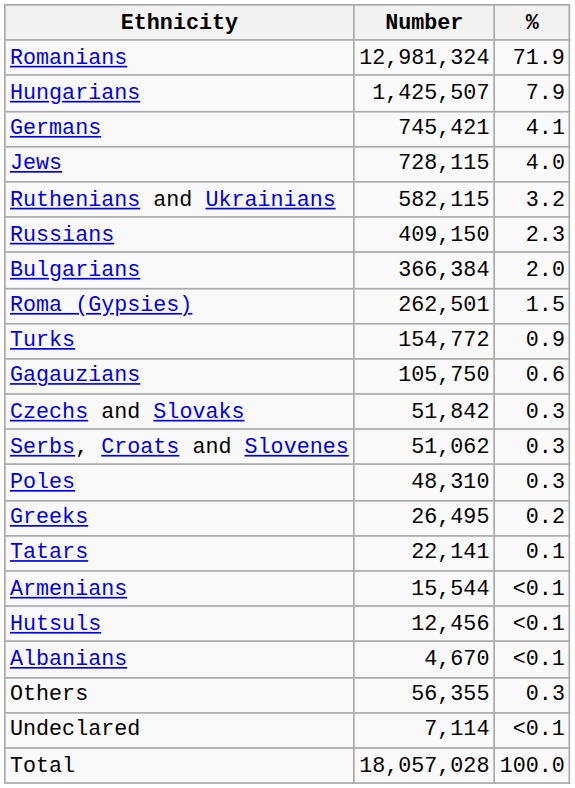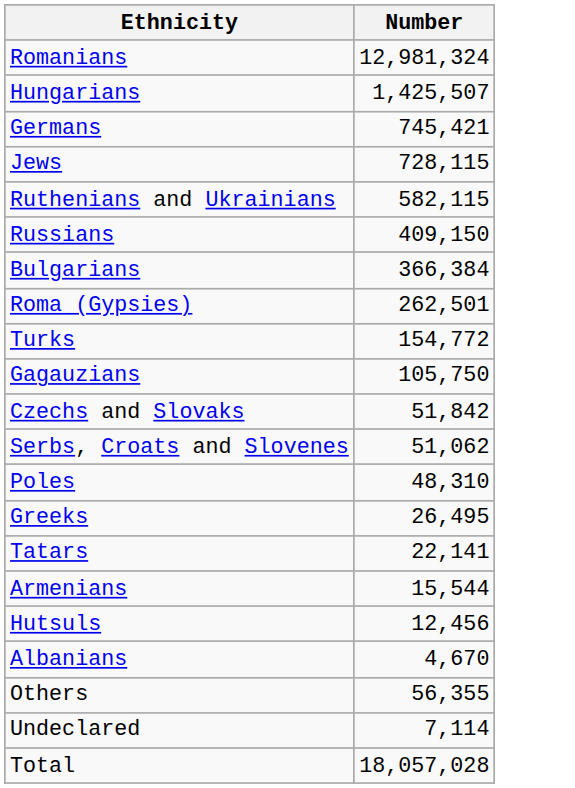- column: (532, 23)
